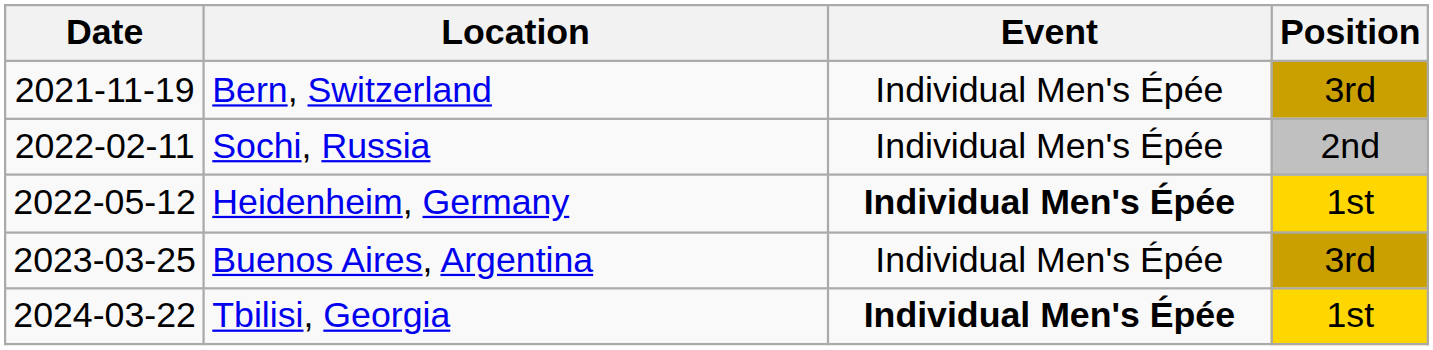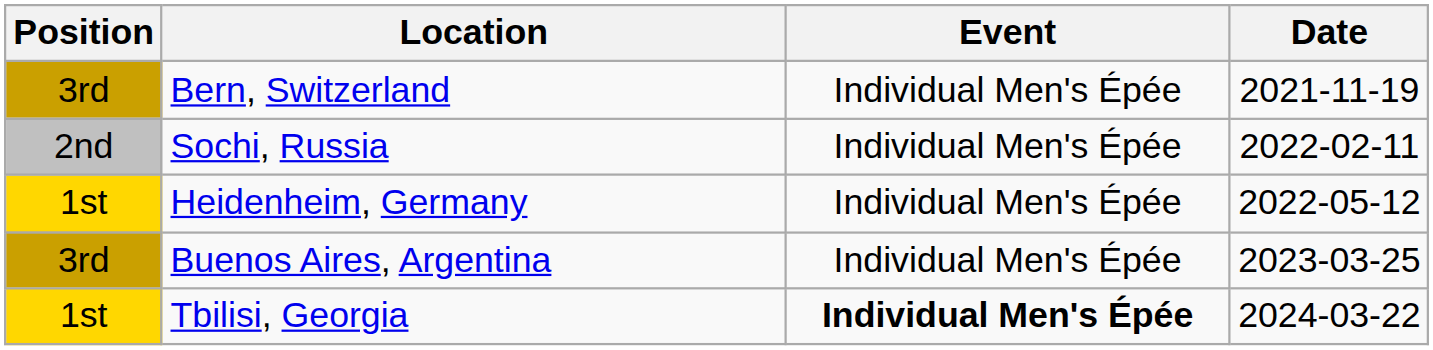columns swapped: (105, 32) <-> (1350, 32)
(1049, 202) bold -> (1008, 202) normal
